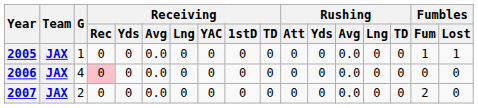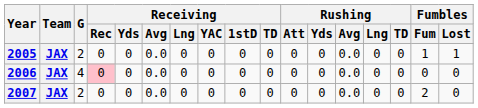(81, 54) 1 -> (81, 54) 2
